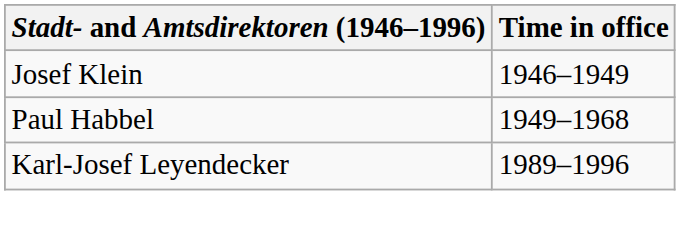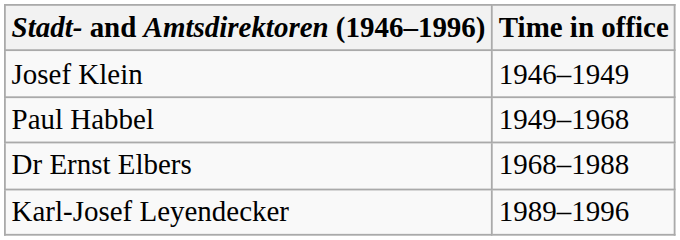+ row: (102, 165)
